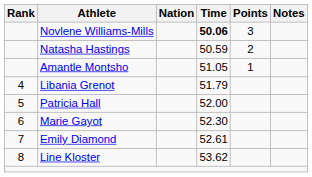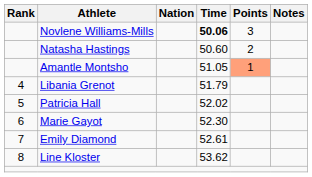(214, 49) 50.59 -> (214, 49) 50.60
(250, 67) no background -> (250, 67) lightsalmon background
(214, 103) 52.00 -> (214, 103) 52.02
